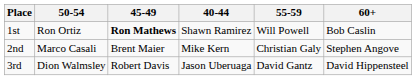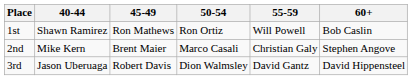columns swapped: (216, 13) <-> (71, 13)
(143, 30) bold -> (143, 30) normal
